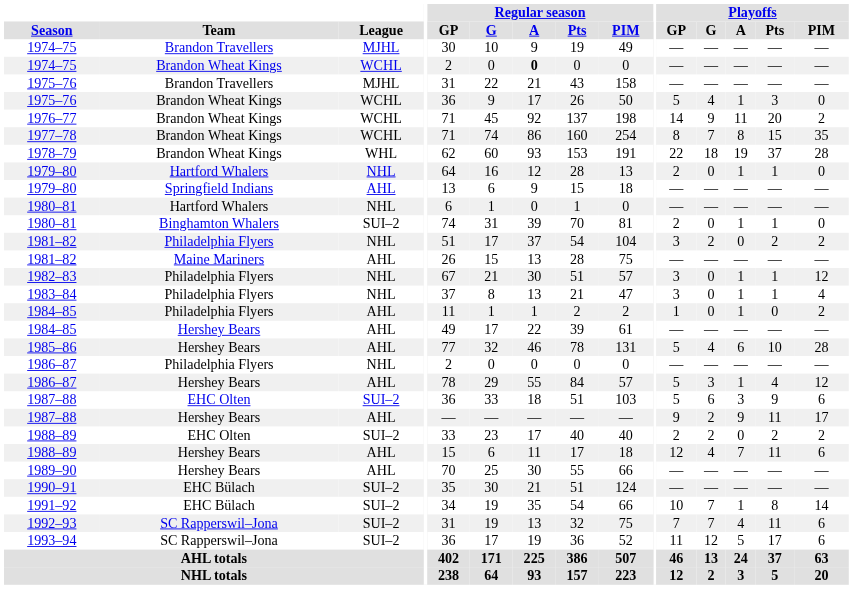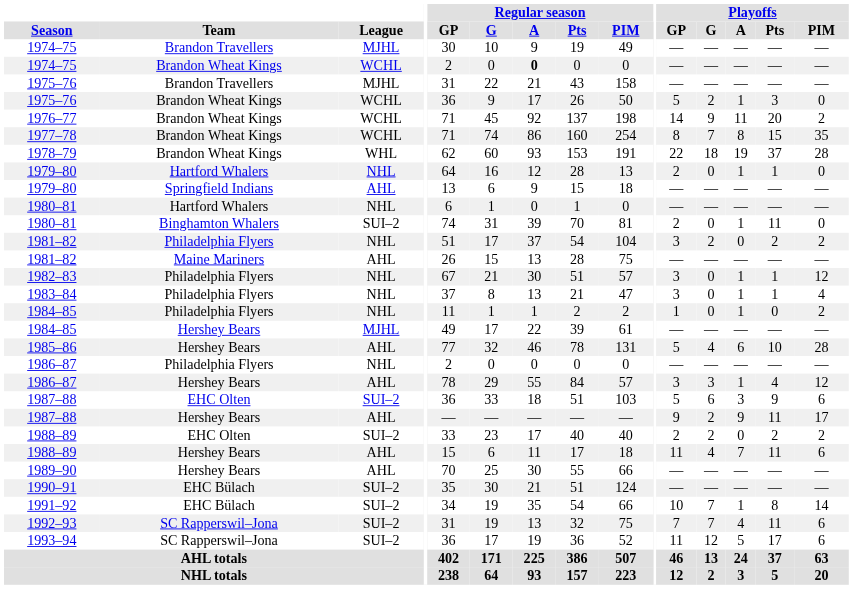(711, 100) 4 -> (711, 100) 2
(775, 224) 1 -> (775, 224) 11
(381, 312) AHL -> (381, 312) NHL
(381, 329) AHL -> (381, 329) MJHL
(676, 382) 5 -> (676, 382) 3
(676, 452) 12 -> (676, 452) 11
